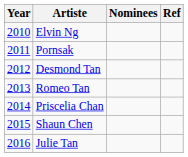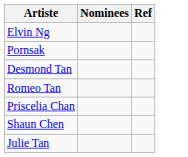- column: (19, 13)
